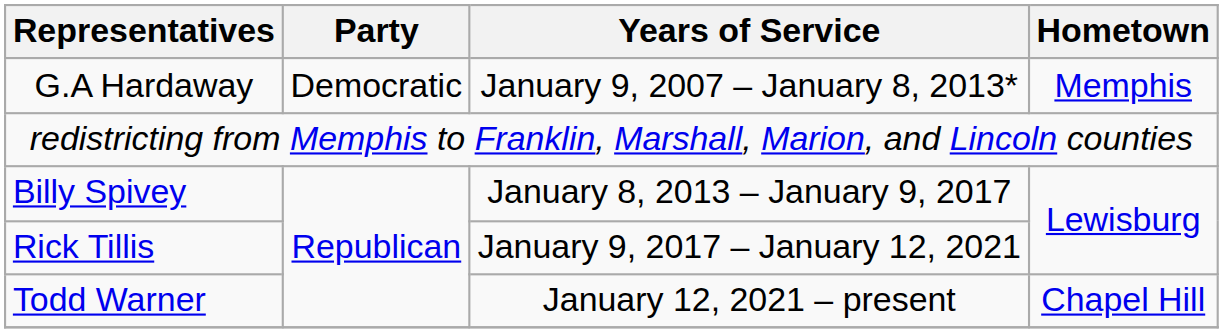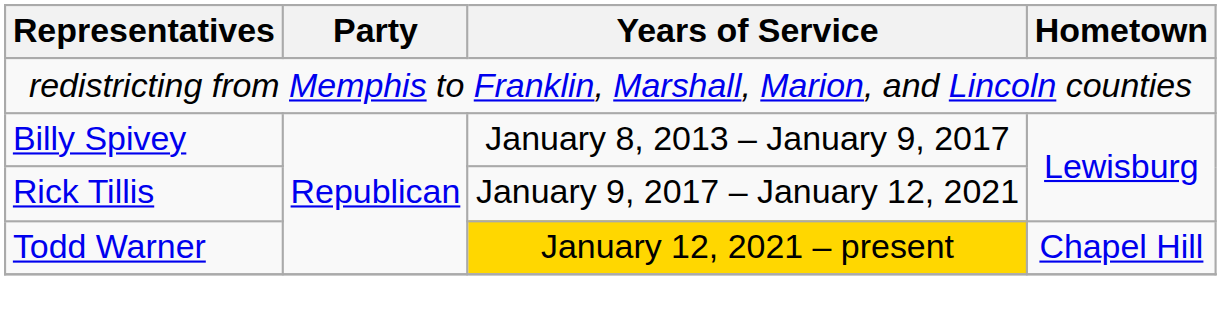- row: (144, 85)
(749, 300) no background -> (748, 246) gold background
